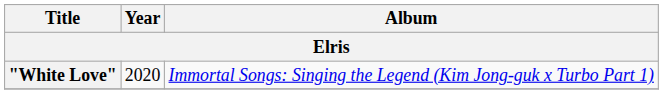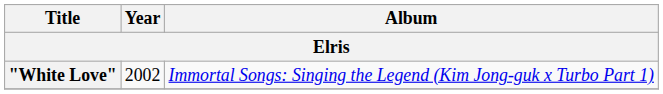(143, 74) 2020 -> (143, 74) 2002
